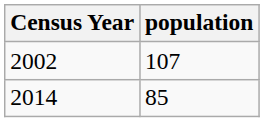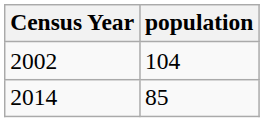(163, 60) 107 -> (163, 60) 104
